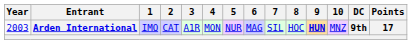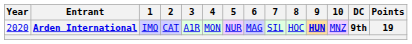(18, 27) 2003 -> (18, 27) 2020
(388, 27) 17 -> (388, 27) 19
